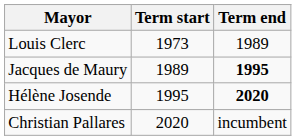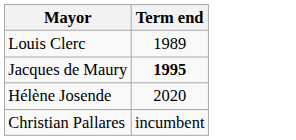- column: (172, 17)
(252, 95) bold -> (170, 95) normal
